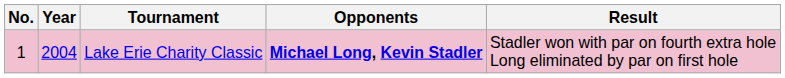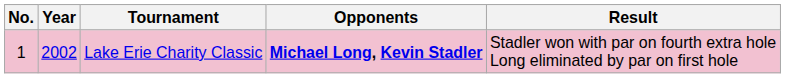(59, 52) 2004 -> (59, 52) 2002
